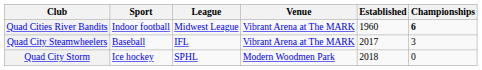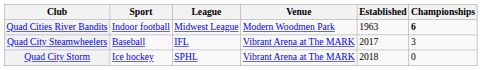(299, 27) Vibrant Arena at The MARK -> (289, 27) Modern Woodmen Park
(369, 27) 1960 -> (369, 27) 1963
(289, 57) Modern Woodmen Park -> (299, 57) Vibrant Arena at The MARK
